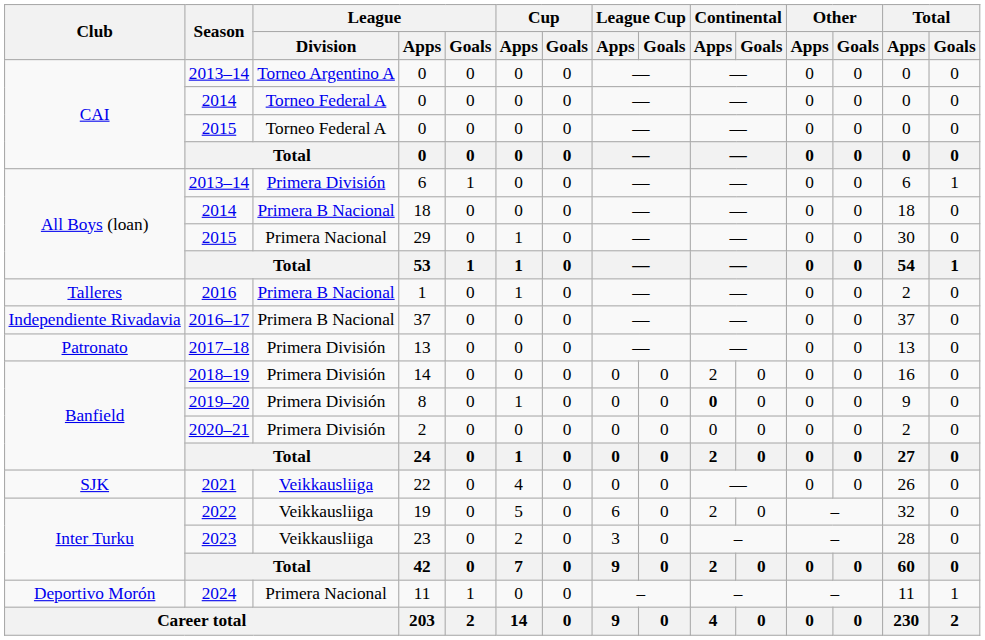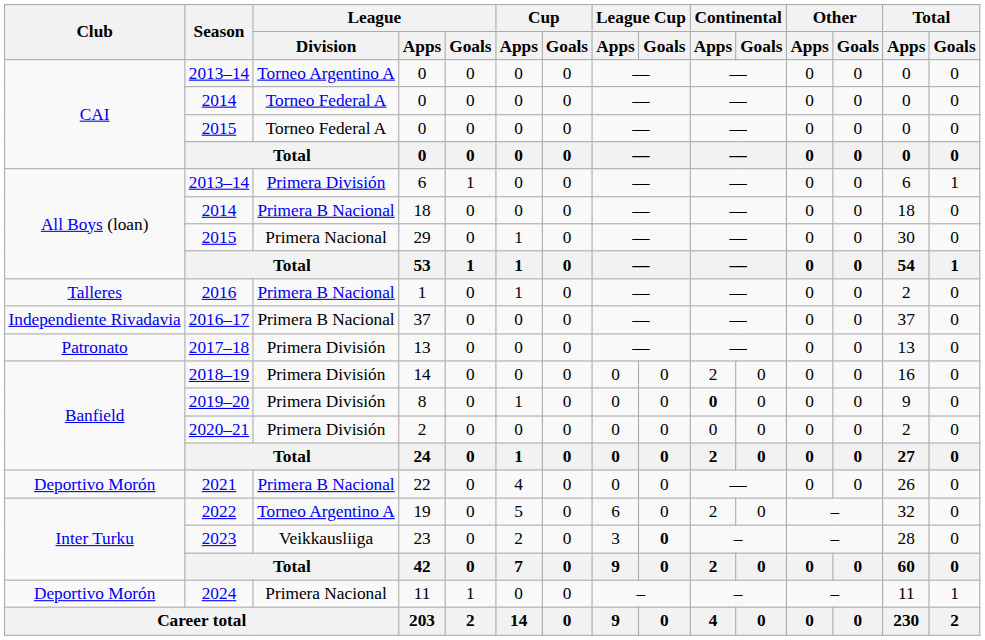(95, 484) SJK -> (95, 484) Deportivo Morón
(326, 484) Veikkausliiga -> (326, 484) Primera B Nacional
(326, 511) Veikkausliiga -> (326, 511) Torneo Argentino A
(664, 538) normal -> (664, 538) bold
